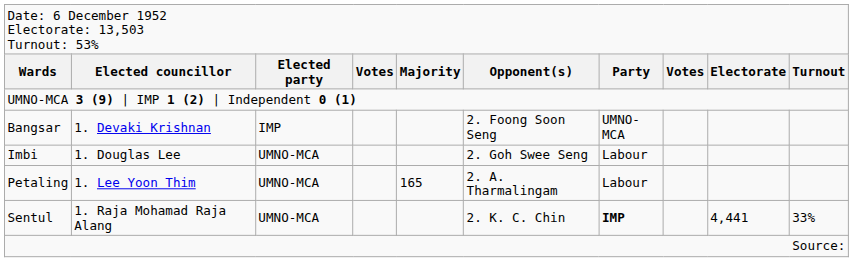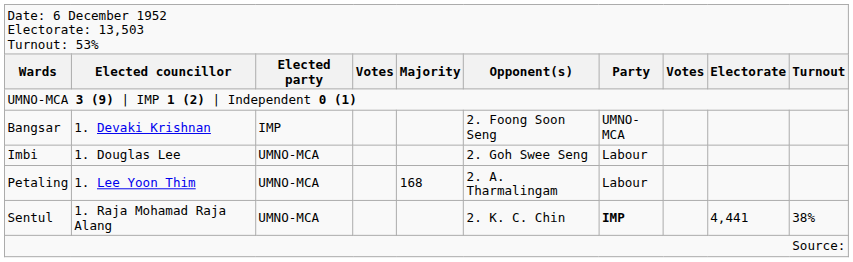(411, 183) 165 -> (411, 183) 168
(804, 218) 33% -> (804, 218) 38%
